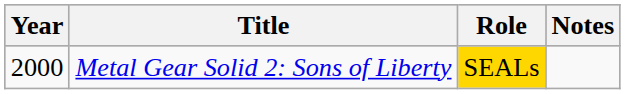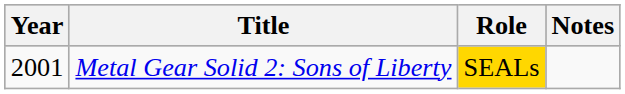(37, 66) 2000 -> (37, 66) 2001
